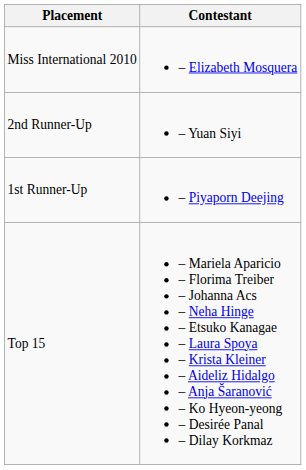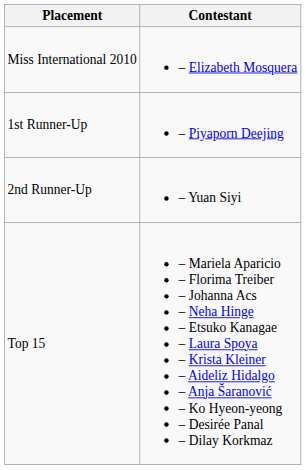rows swapped: (47, 190) <-> (50, 125)
